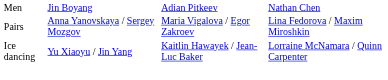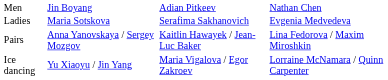+ row: (17, 21)
(206, 26) Maria Vigalova / Egor Zakroev -> (207, 40) Kaitlin Hawayek / Jean-Luc Baker
(209, 51) Kaitlin Hawayek / Jean-Luc Baker -> (204, 65) Maria Vigalova / Egor Zakroev
